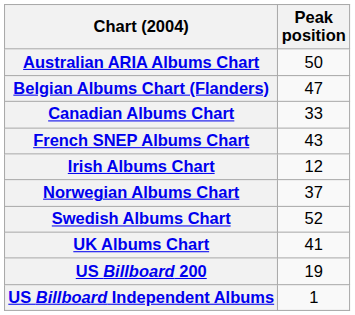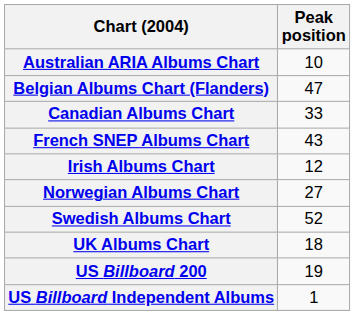(314, 62) 50 -> (314, 62) 10
(314, 192) 37 -> (314, 192) 27
(314, 245) 41 -> (314, 245) 18
